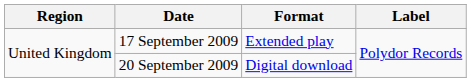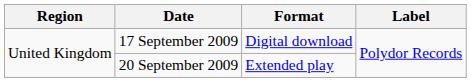(289, 41) Extended play -> (299, 41) Digital download
(299, 65) Digital download -> (289, 65) Extended play
